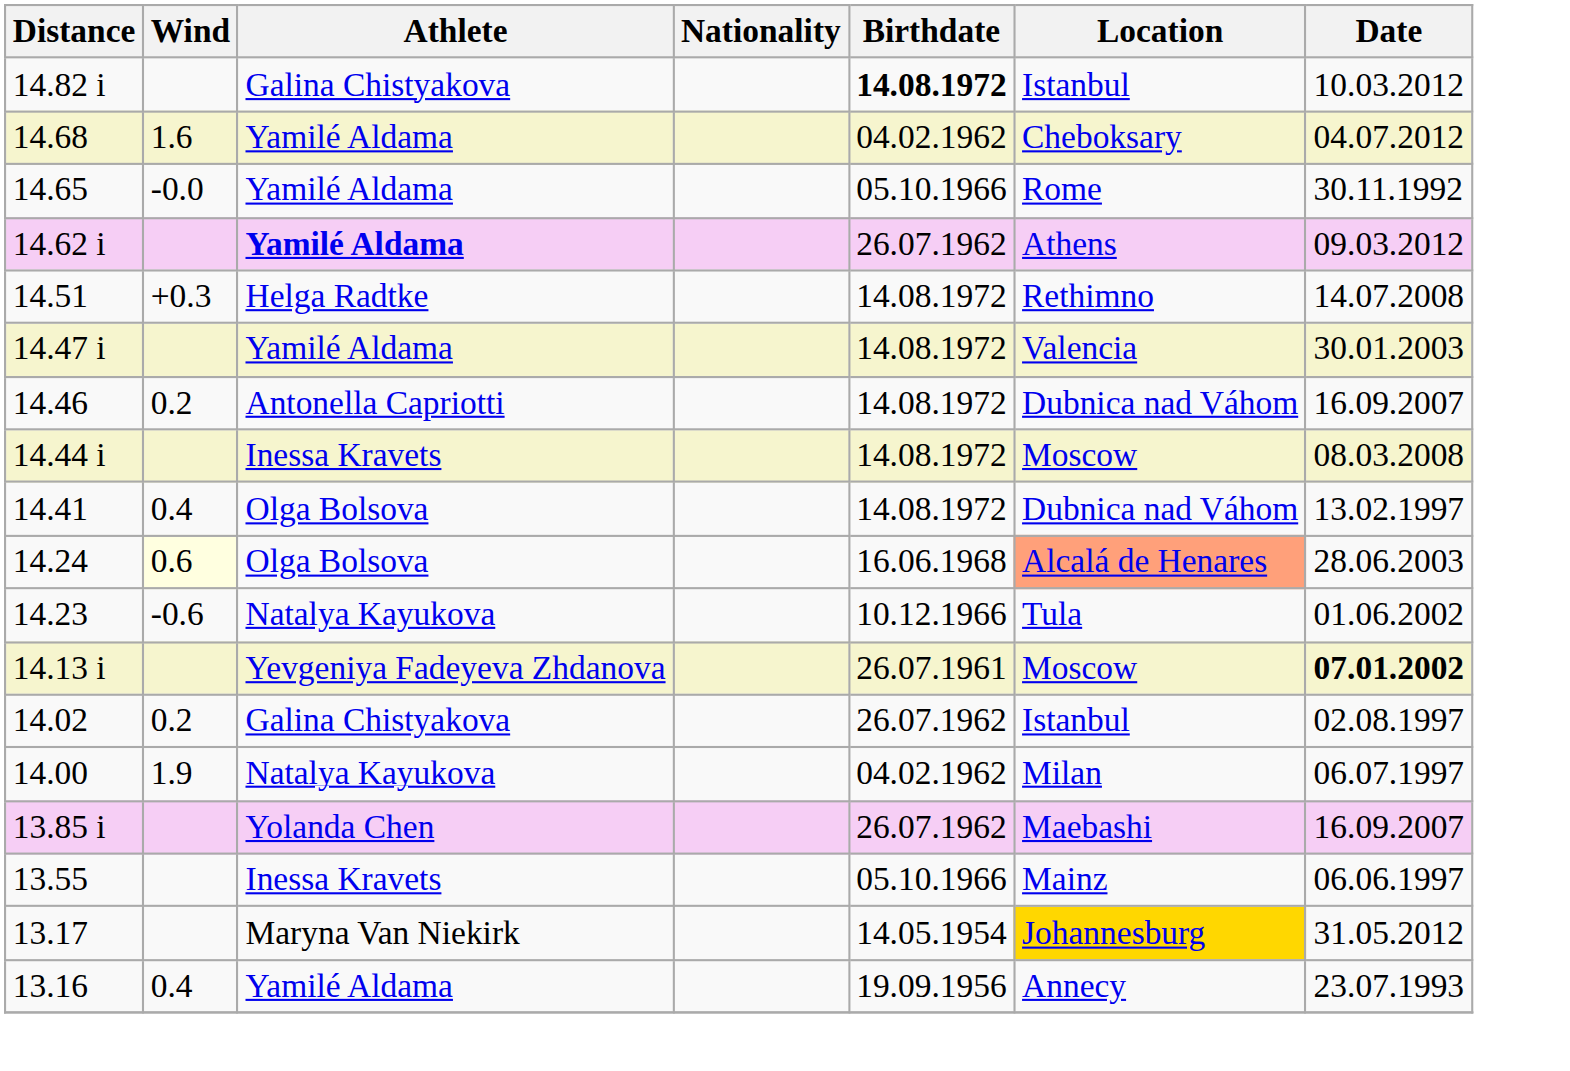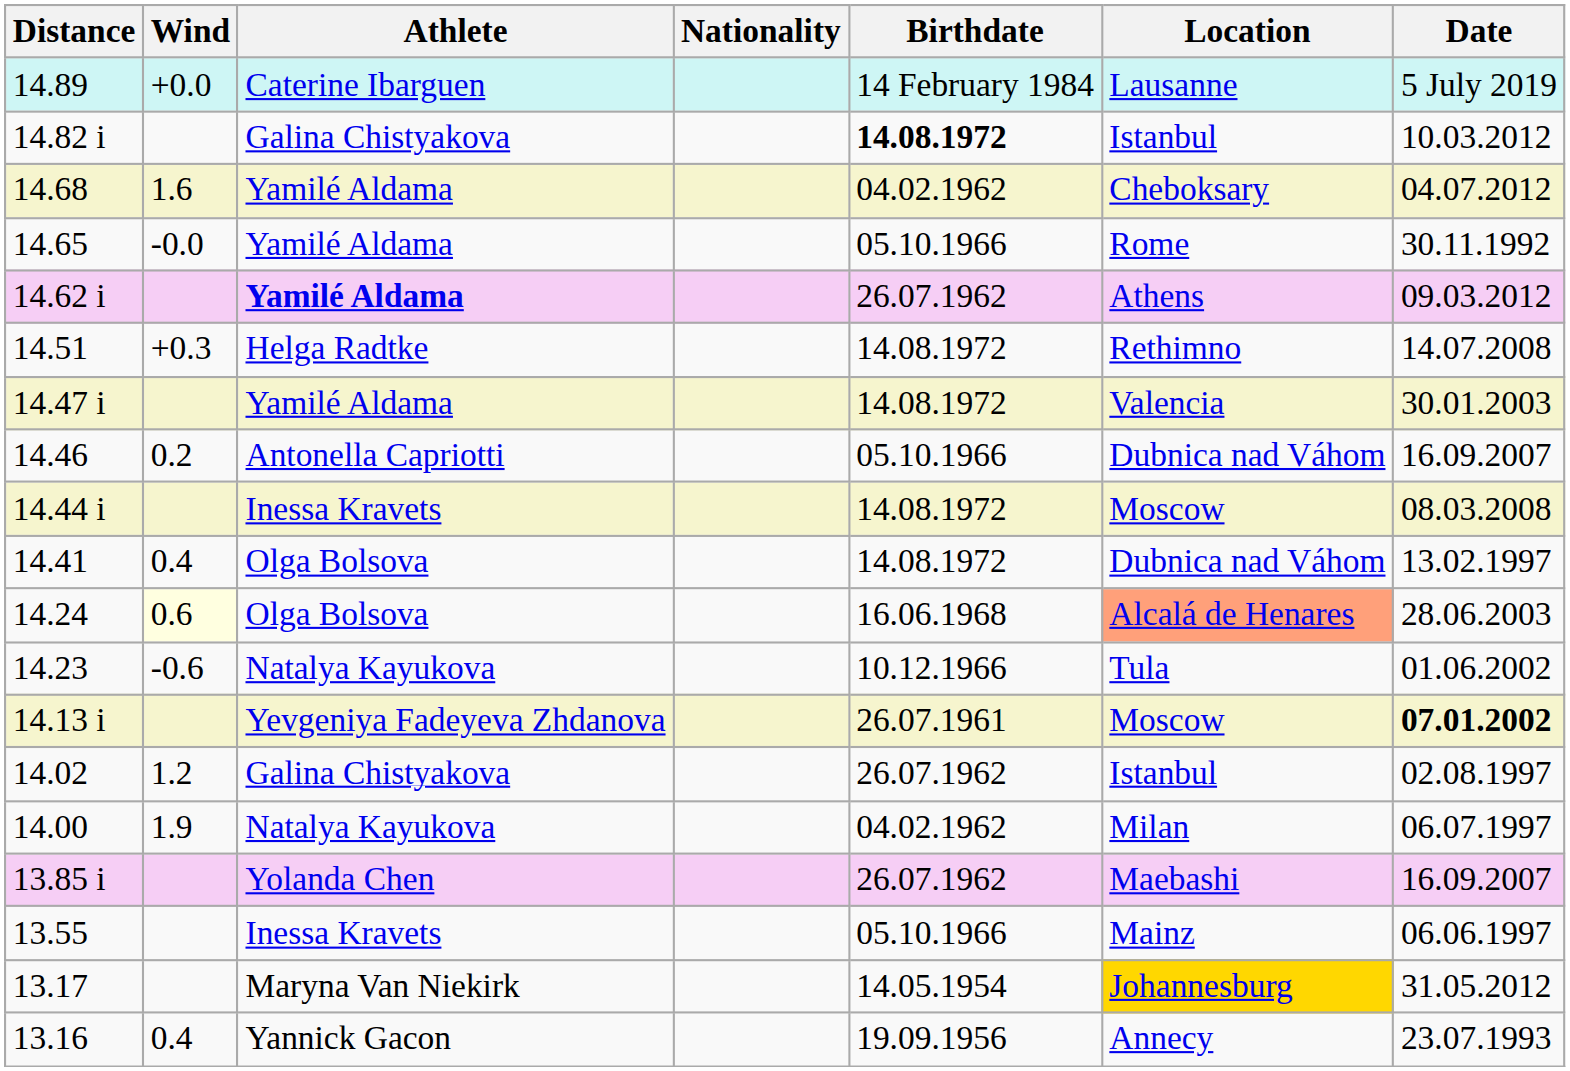+ row: (50, 84)
(931, 402) 14.08.1972 -> (931, 455) 05.10.1966
(172, 720) 0.2 -> (172, 773) 1.2
(349, 985) Yamilé Aldama -> (348, 1038) Yannick Gacon
